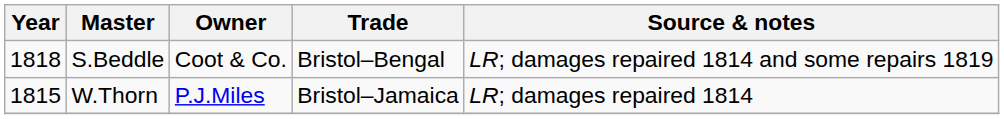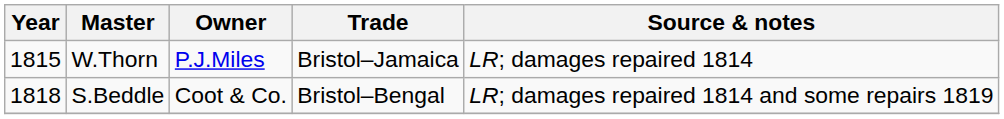rows swapped: (115, 95) <-> (118, 58)
